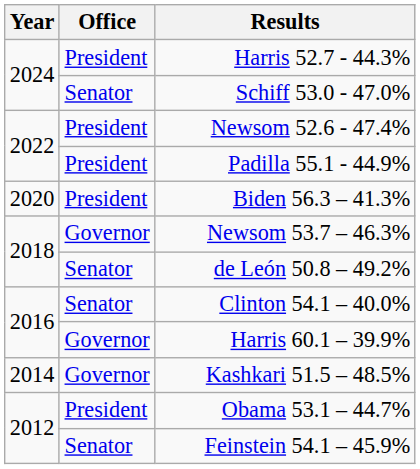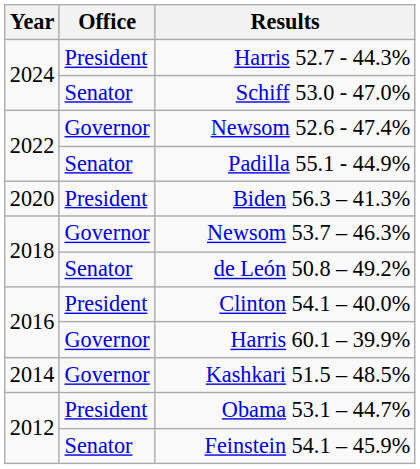(106, 127) President -> (107, 127) Governor
(106, 163) President -> (99, 163) Senator
(99, 304) Senator -> (106, 304) President
